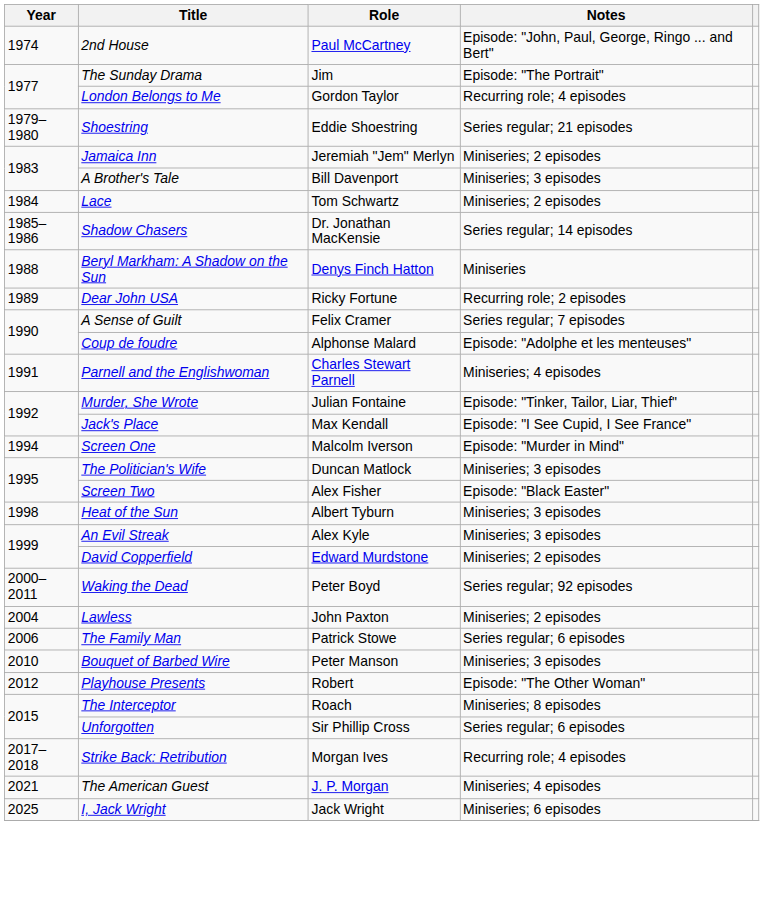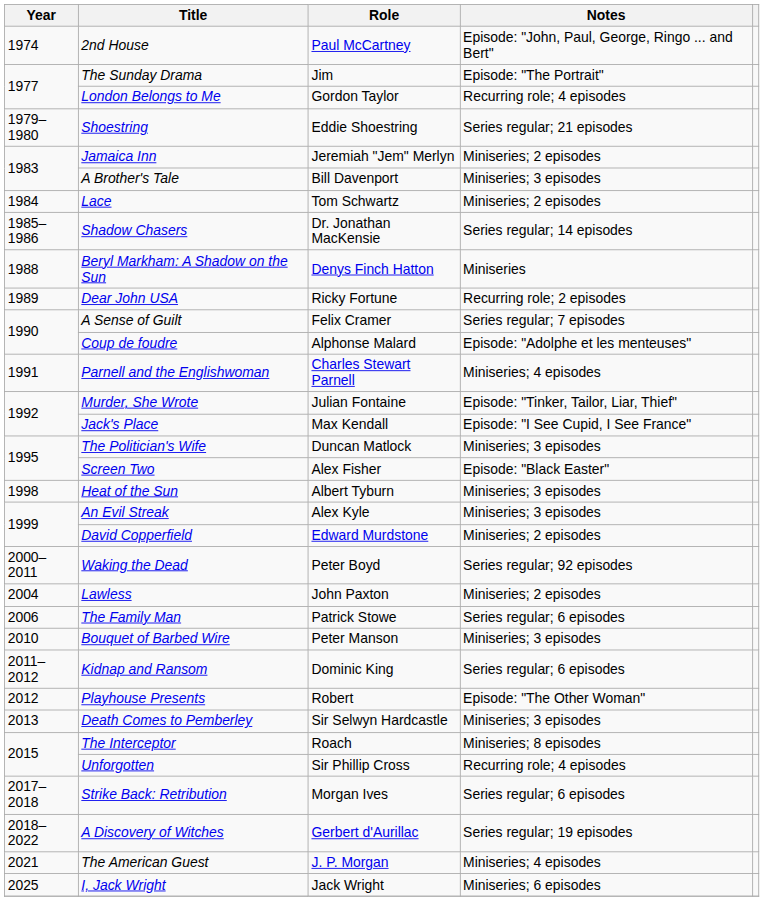- row: (118, 447)
+ row: (144, 669)
+ row: (167, 721)
(544, 727) Series regular; 6 episodes -> (544, 765) Recurring role; 4 episodes
(544, 757) Recurring role; 4 episodes -> (544, 795) Series regular; 6 episodes
+ row: (153, 833)
